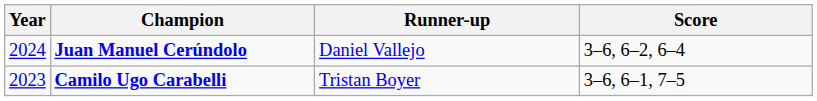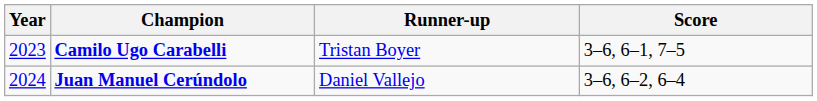rows swapped: (140, 80) <-> (151, 50)
